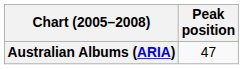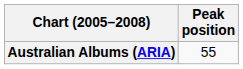(208, 52) 47 -> (208, 52) 55
